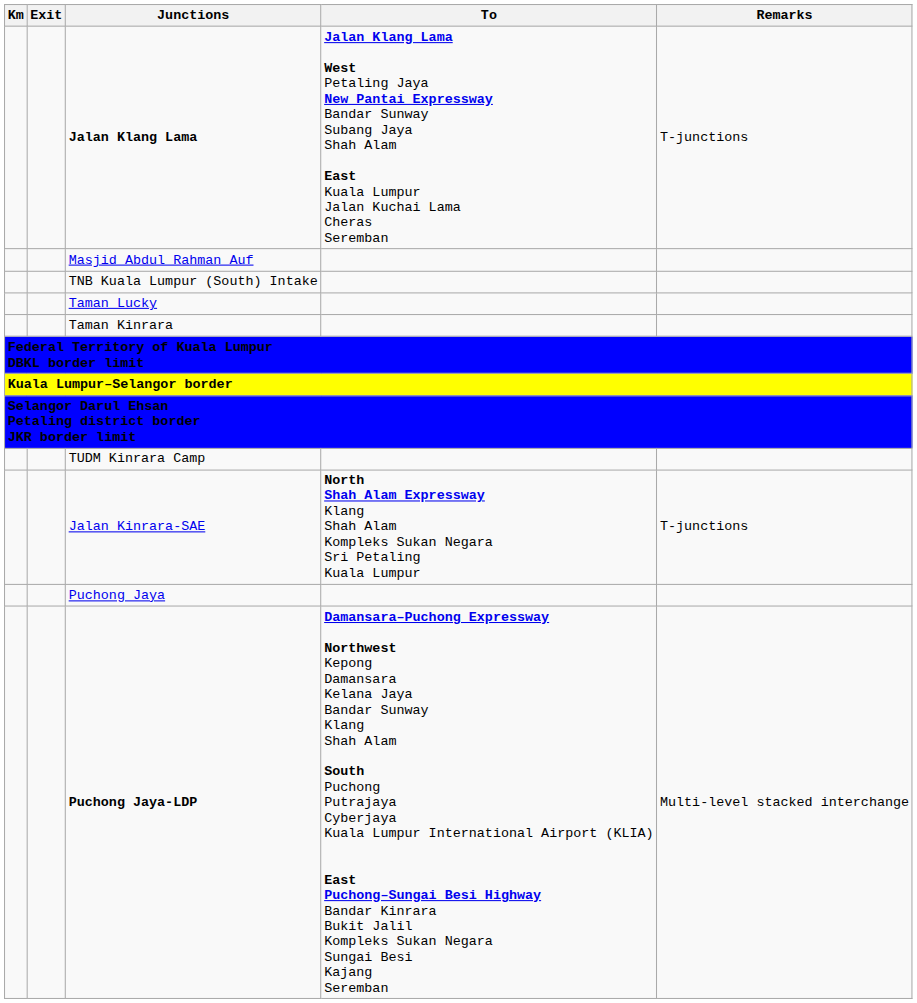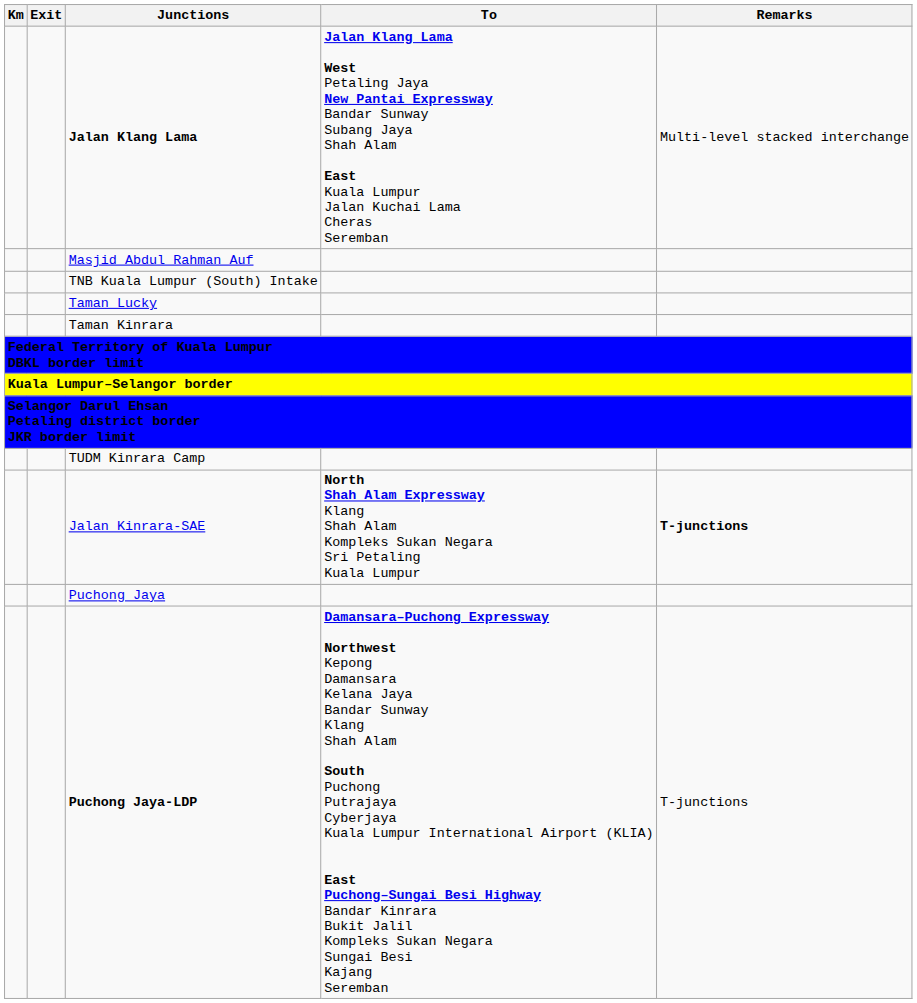(704, 138) T-junctions -> (785, 138) Multi-level stacked interchange
(704, 527) normal -> (704, 527) bold
(785, 803) Multi-level stacked interchange -> (704, 803) T-junctions
